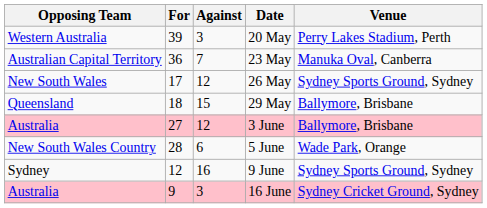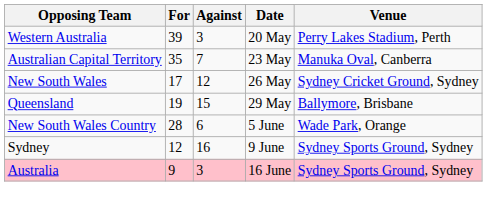(175, 59) 36 -> (175, 59) 35
(385, 81) Sydney Sports Ground, Sydney -> (388, 81) Sydney Cricket Ground, Sydney
(175, 103) 18 -> (175, 103) 19
- row: (266, 125)
(388, 192) Sydney Cricket Ground, Sydney -> (385, 170) Sydney Sports Ground, Sydney
